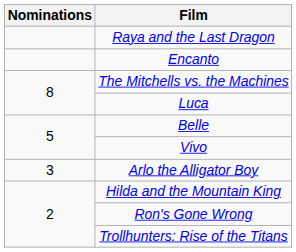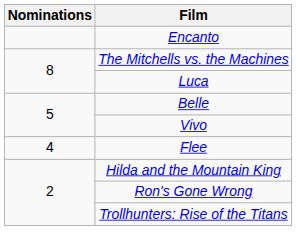- row: (194, 37)
+ row: (194, 147)
- row: (194, 170)
